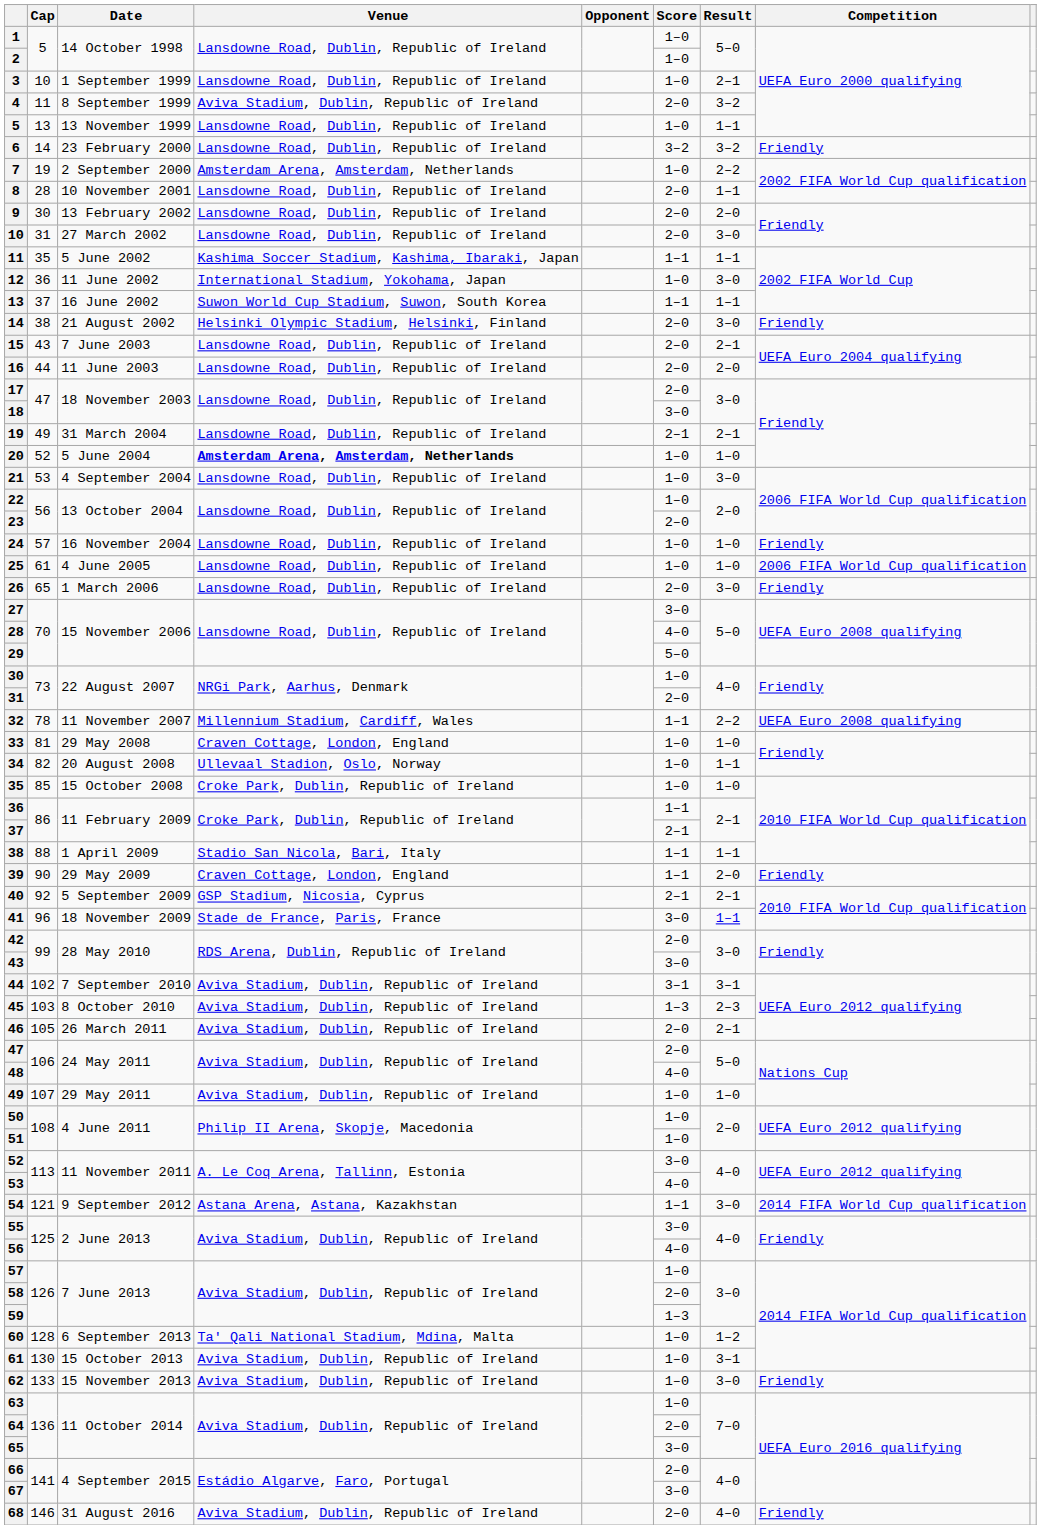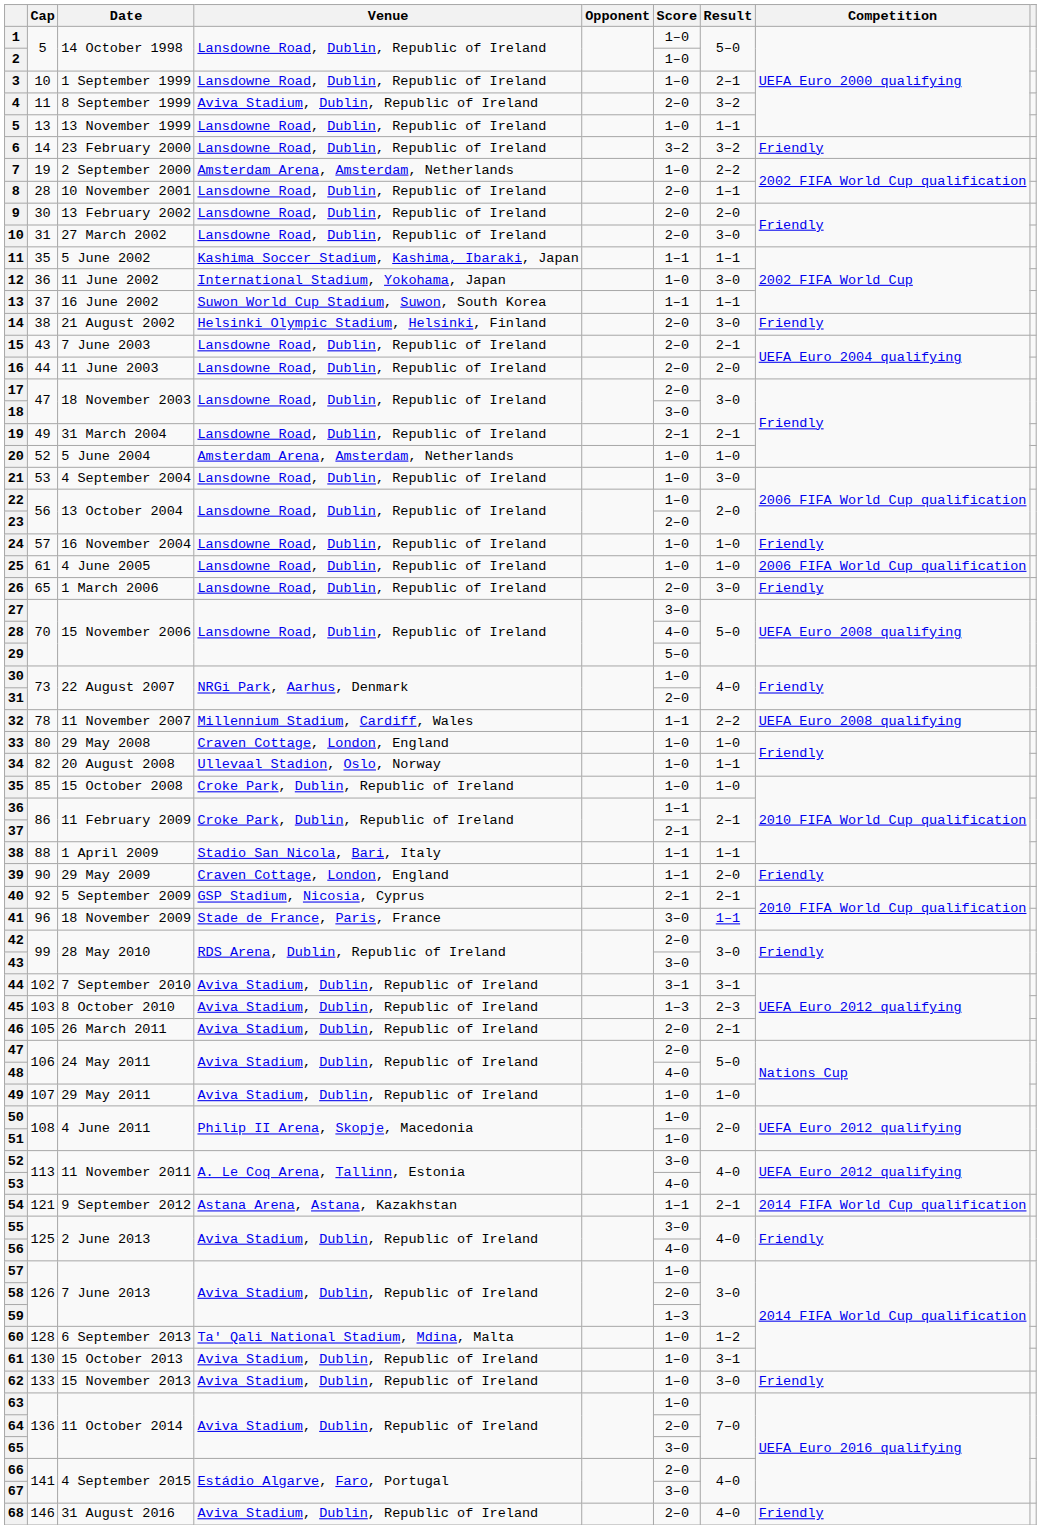(356, 456) bold -> (356, 456) normal
(43, 743) 81 -> (43, 743) 80
(728, 1205) 3–0 -> (728, 1205) 2–1
